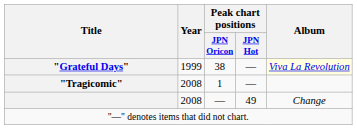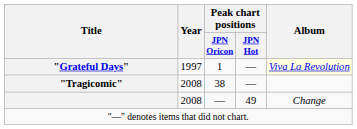(191, 66) 1999 -> (191, 66) 1997
(220, 66) 38 -> (220, 66) 1
(220, 83) 1 -> (220, 83) 38
